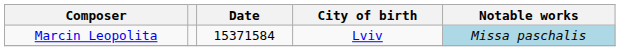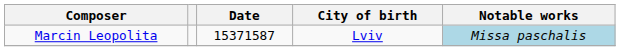(244, 36) 15371584 -> (244, 36) 15371587
